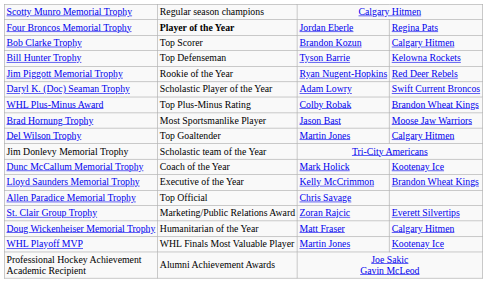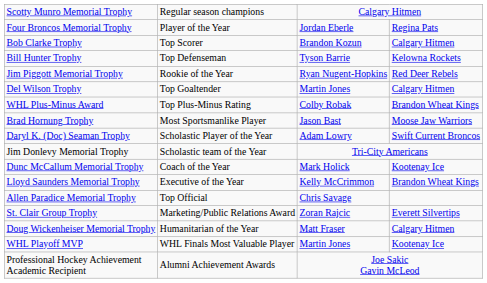(197, 27) bold -> (195, 27) normal
rows swapped: (44, 136) <-> (68, 89)
